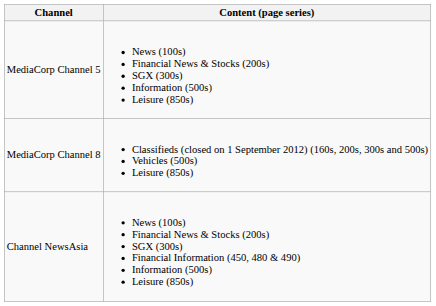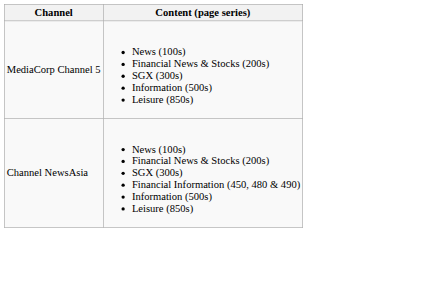- row: (54, 155)
